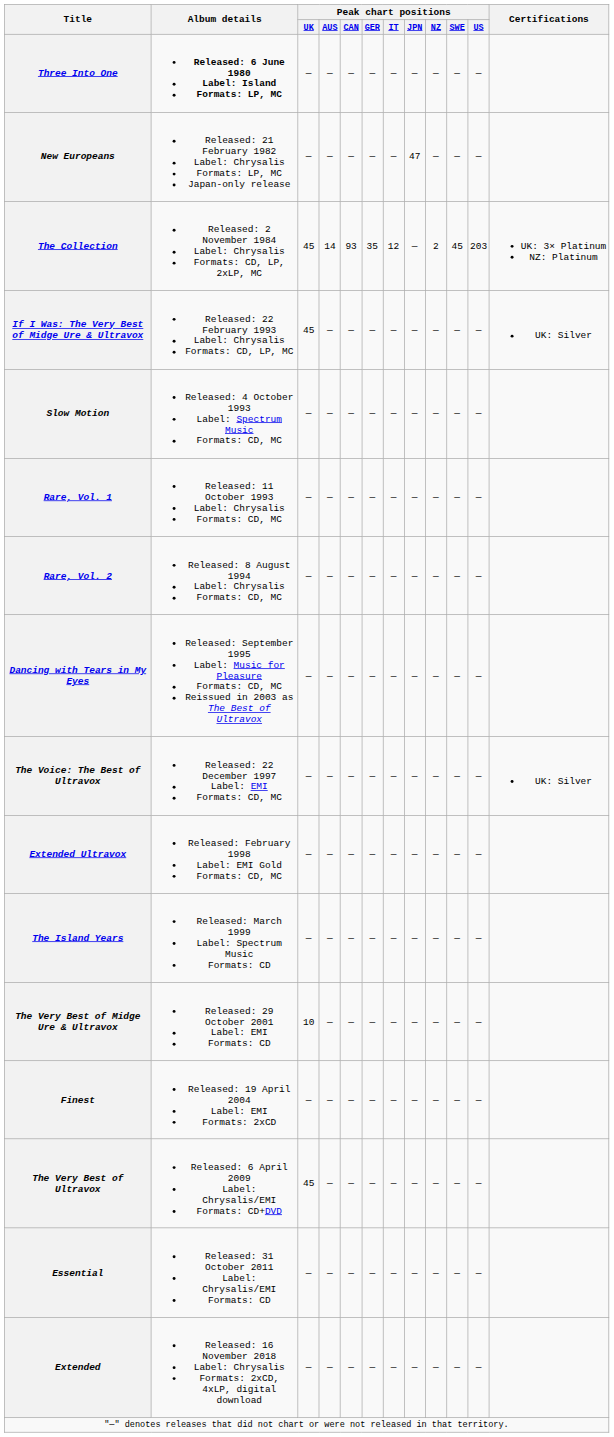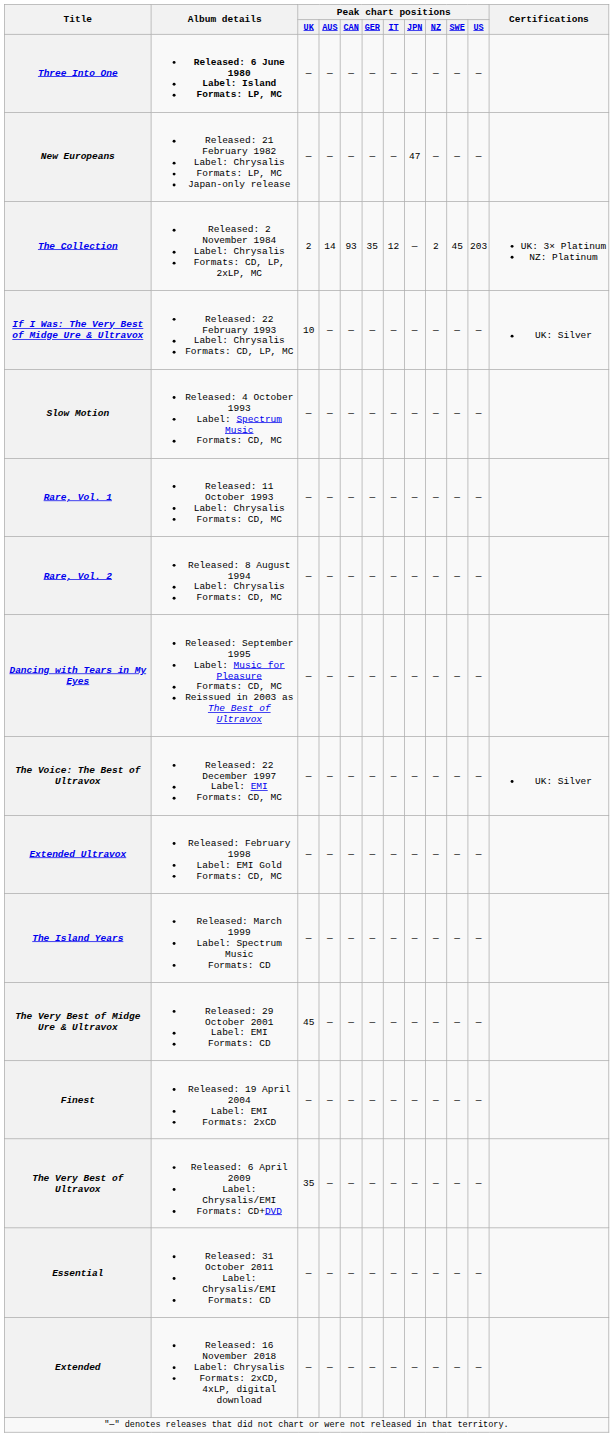(309, 246) 45 -> (309, 246) 2
(309, 330) 45 -> (309, 330) 10
(309, 1022) 10 -> (309, 1022) 45
(309, 1184) 45 -> (309, 1184) 35
